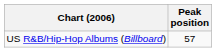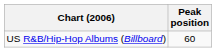(190, 39) 57 -> (190, 39) 60
